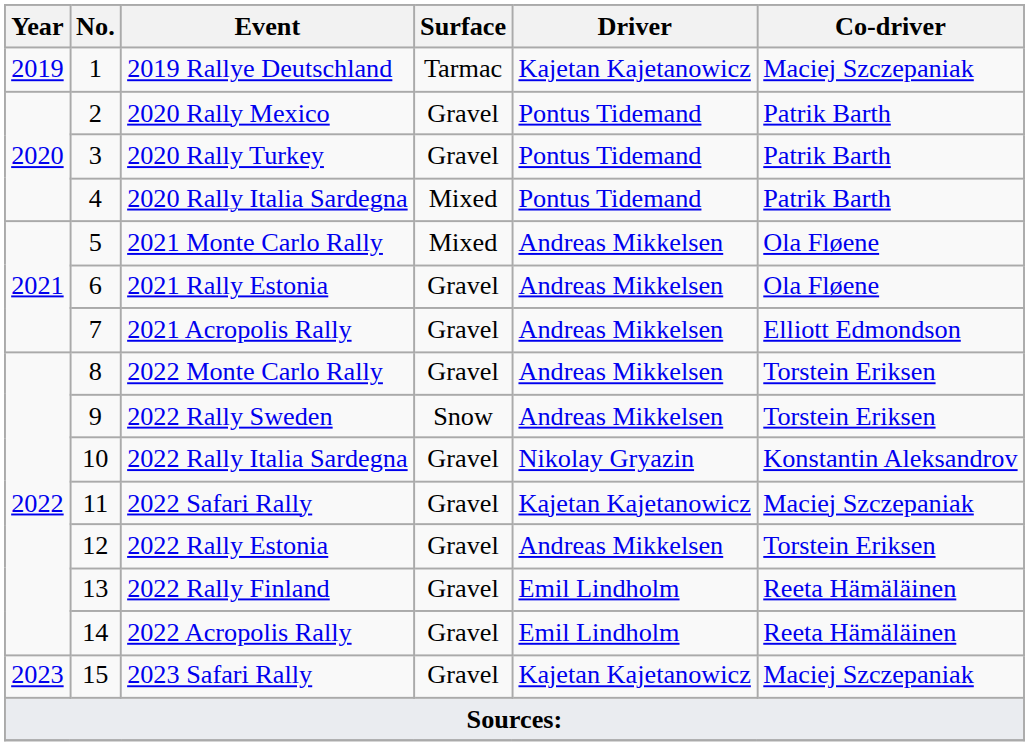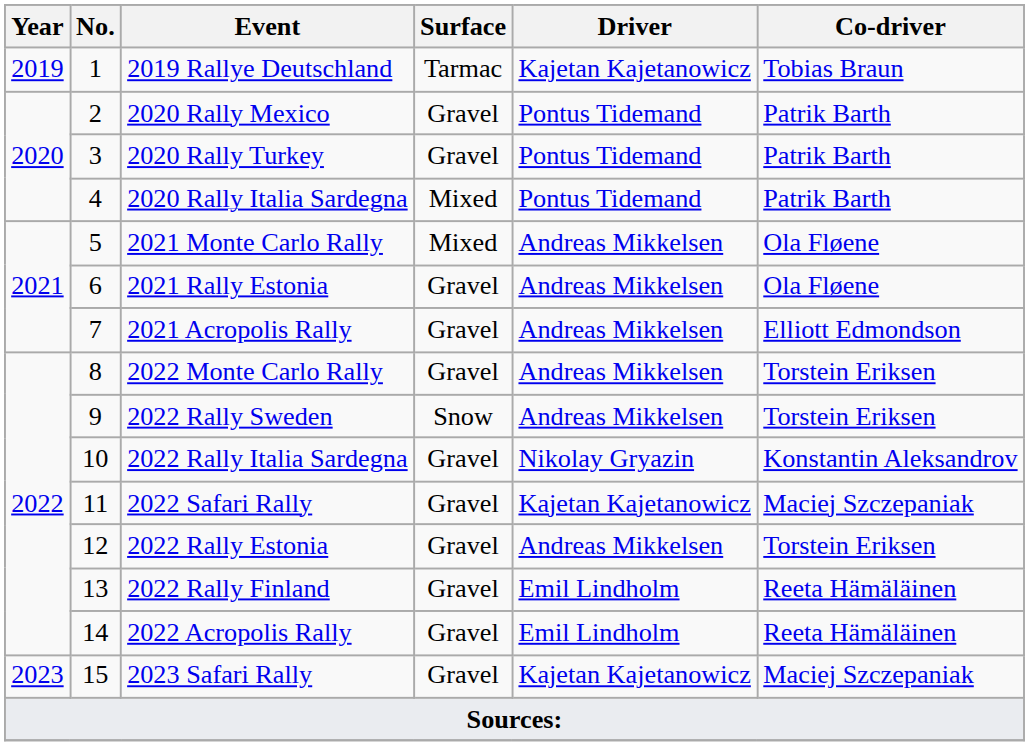(869, 69) Maciej Szczepaniak -> (833, 69) Tobias Braun
